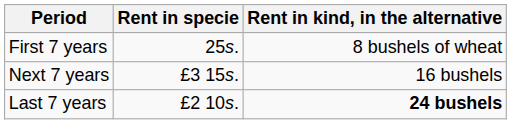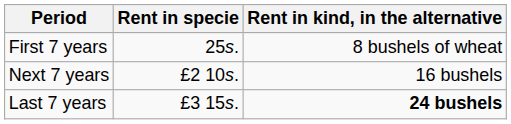(210, 75) £3 15s. -> (210, 75) £2 10s.
(210, 103) £2 10s. -> (210, 103) £3 15s.
